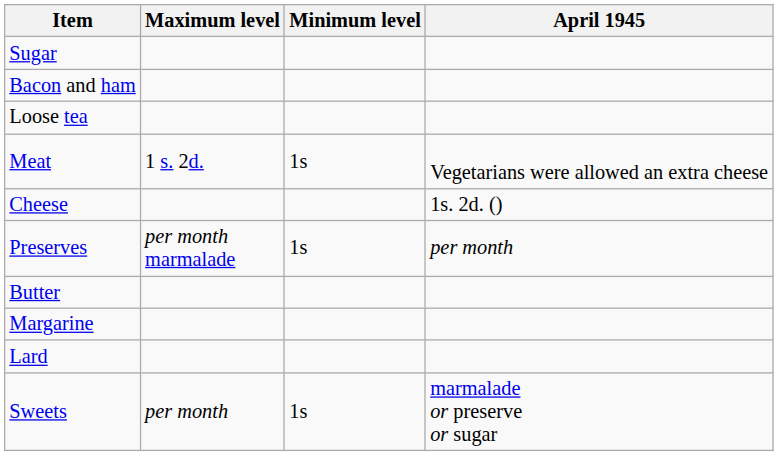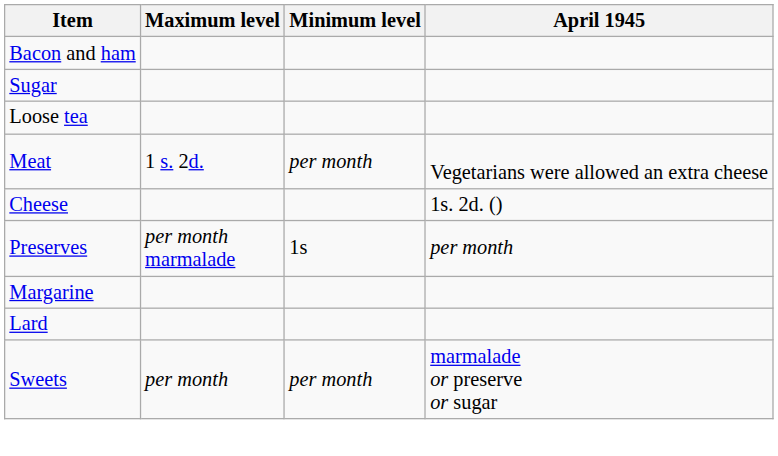rows swapped: (73, 85) <-> (33, 52)
(298, 160) 1s -> (331, 160) per month
- row: (35, 291)
(298, 411) 1s -> (331, 379) per month
